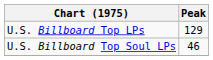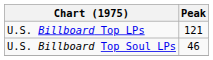(193, 30) 129 -> (193, 30) 121
